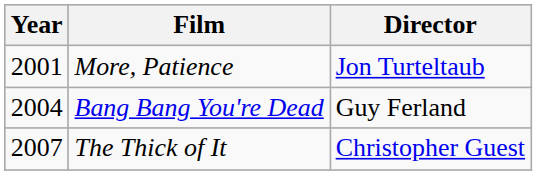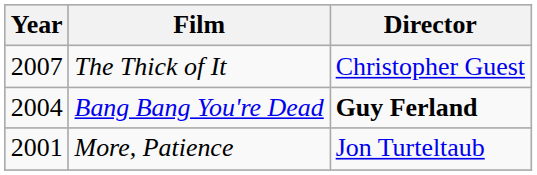rows swapped: (154, 66) <-> (151, 148)
(401, 107) normal -> (407, 107) bold
